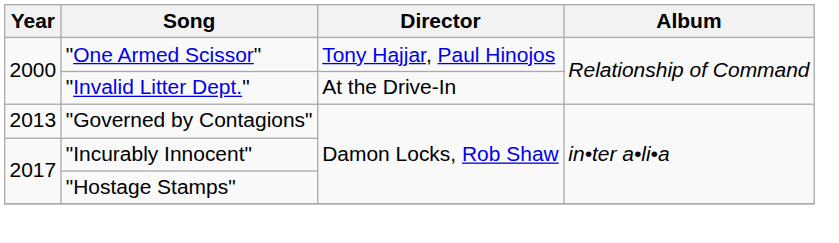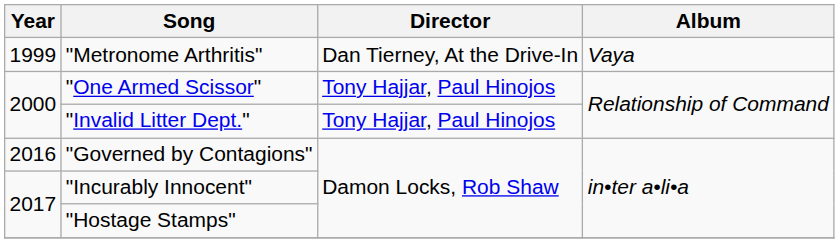+ row: (164, 54)
(389, 87) At the Drive-In -> (439, 120) Tony Hajjar, Paul Hinojos
(33, 120) 2013 -> (33, 154) 2016
